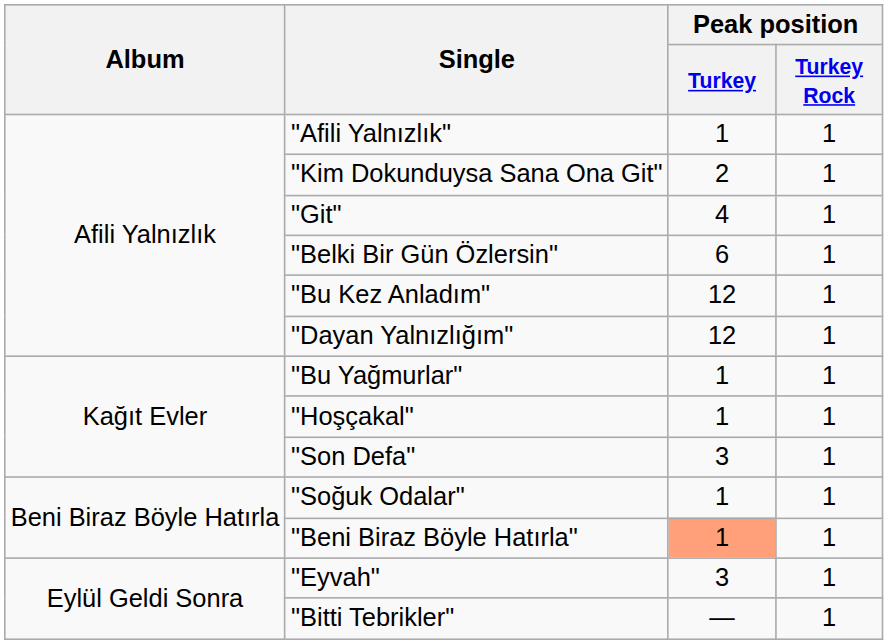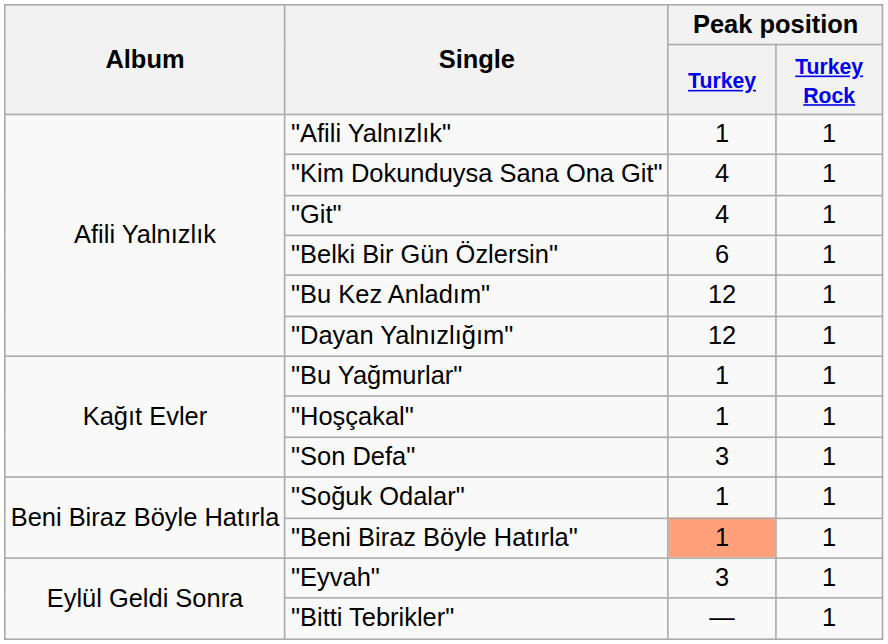(722, 174) 2 -> (722, 174) 4
